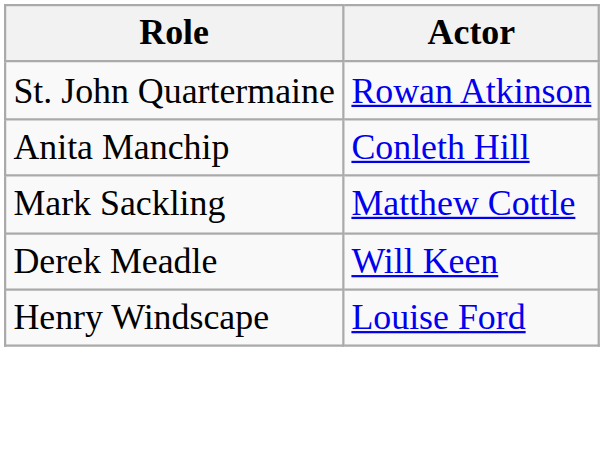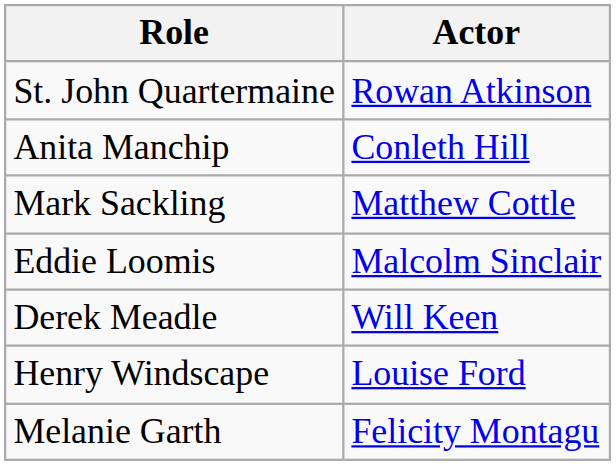+ row: (114, 260)
+ row: (117, 430)
